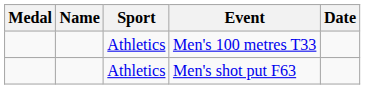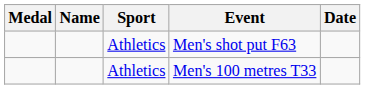rows swapped: (245, 44) <-> (235, 71)
